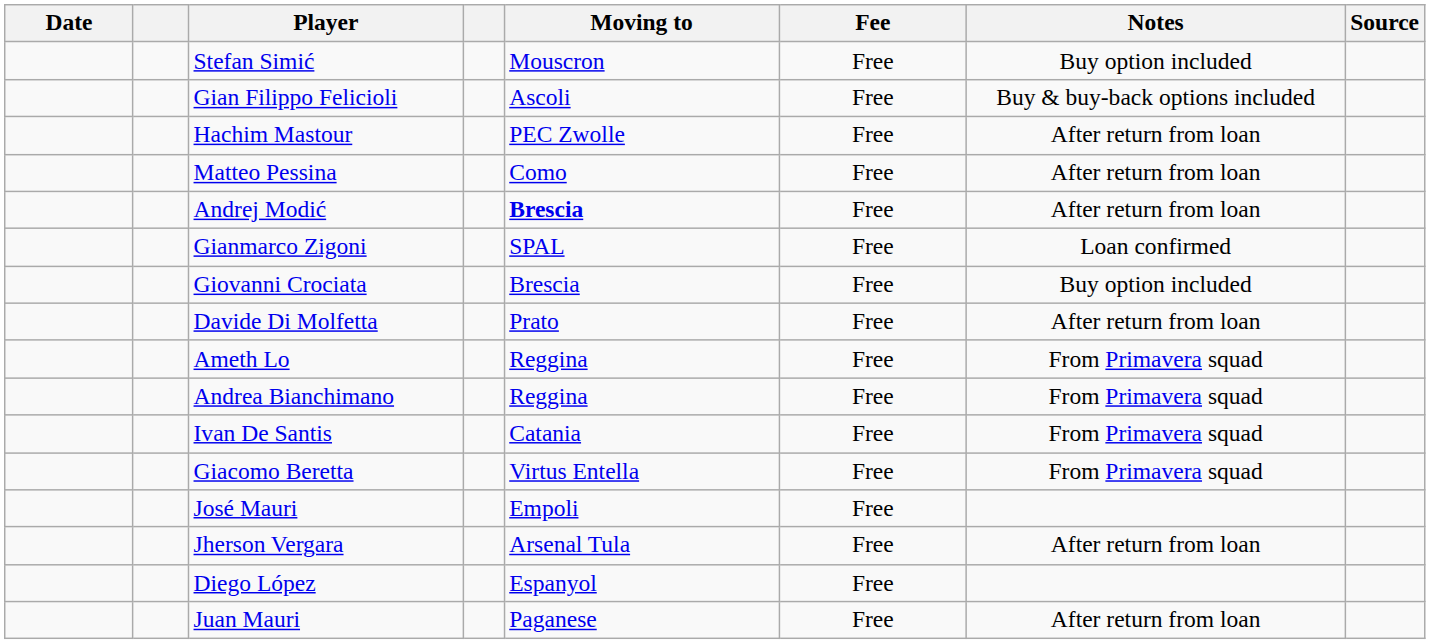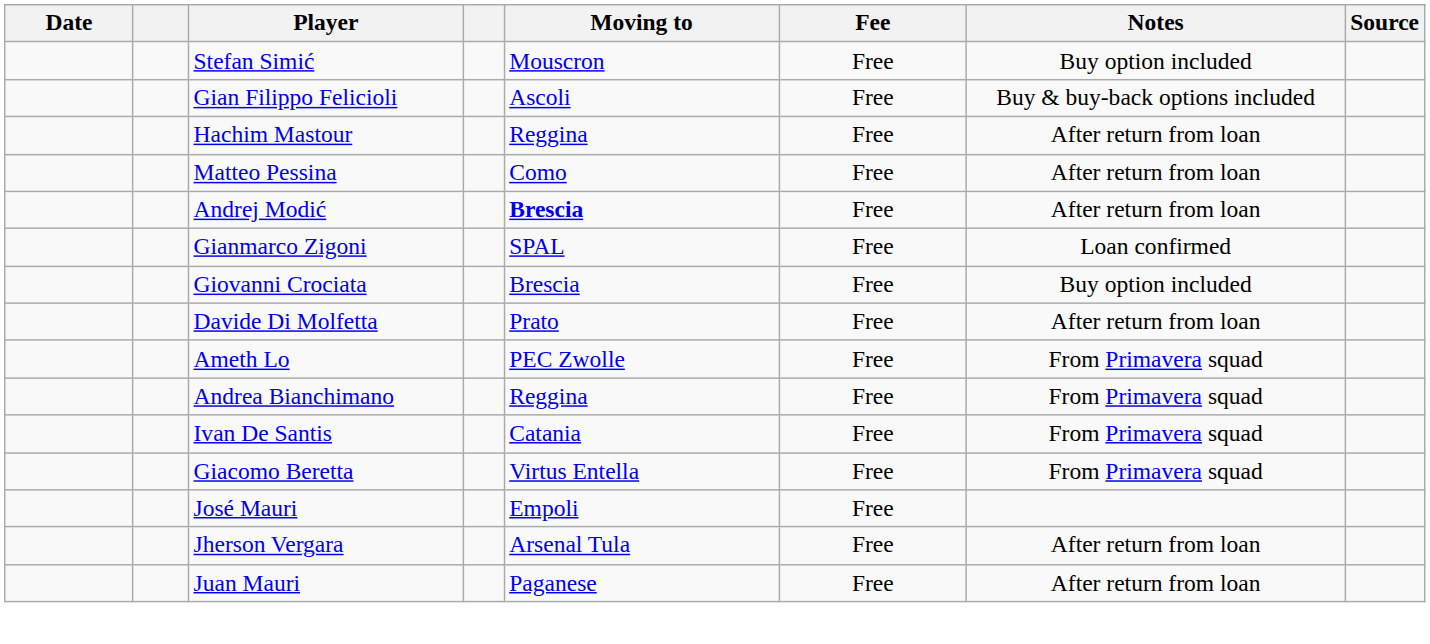(567, 135) PEC Zwolle -> (548, 135) Reggina
(548, 358) Reggina -> (567, 358) PEC Zwolle
- row: (255, 582)
